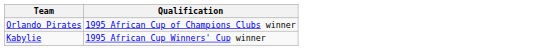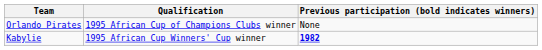+ column: (417, 11)
